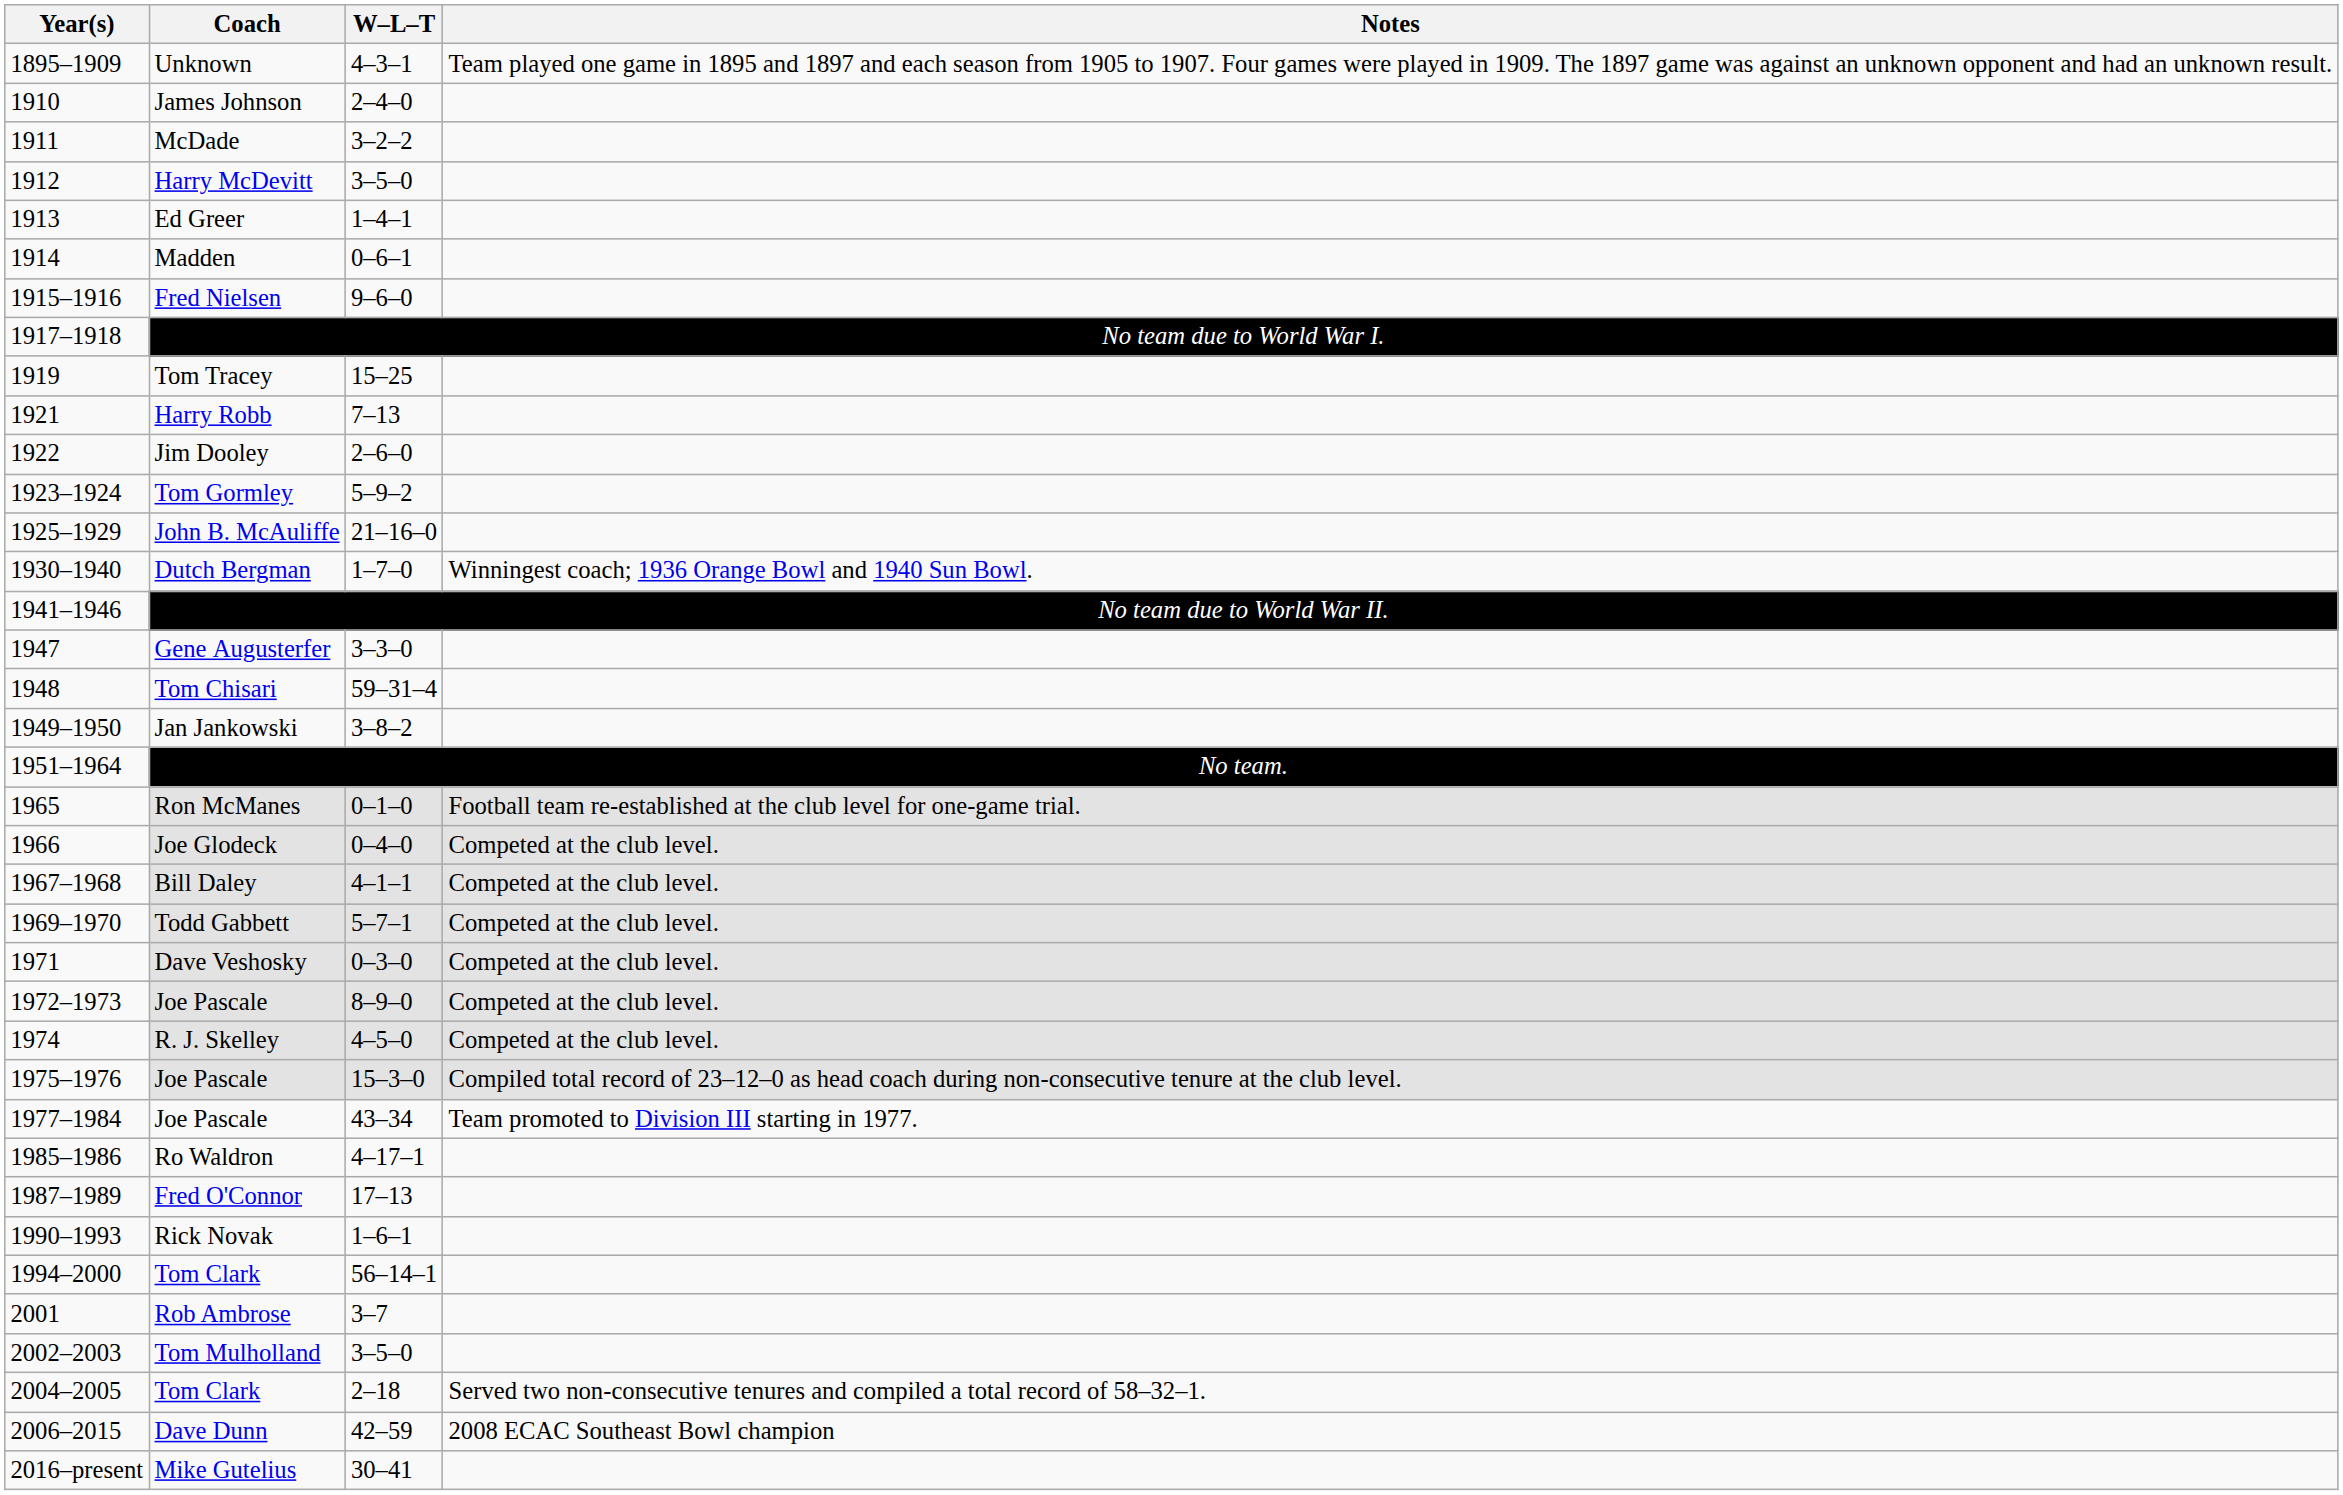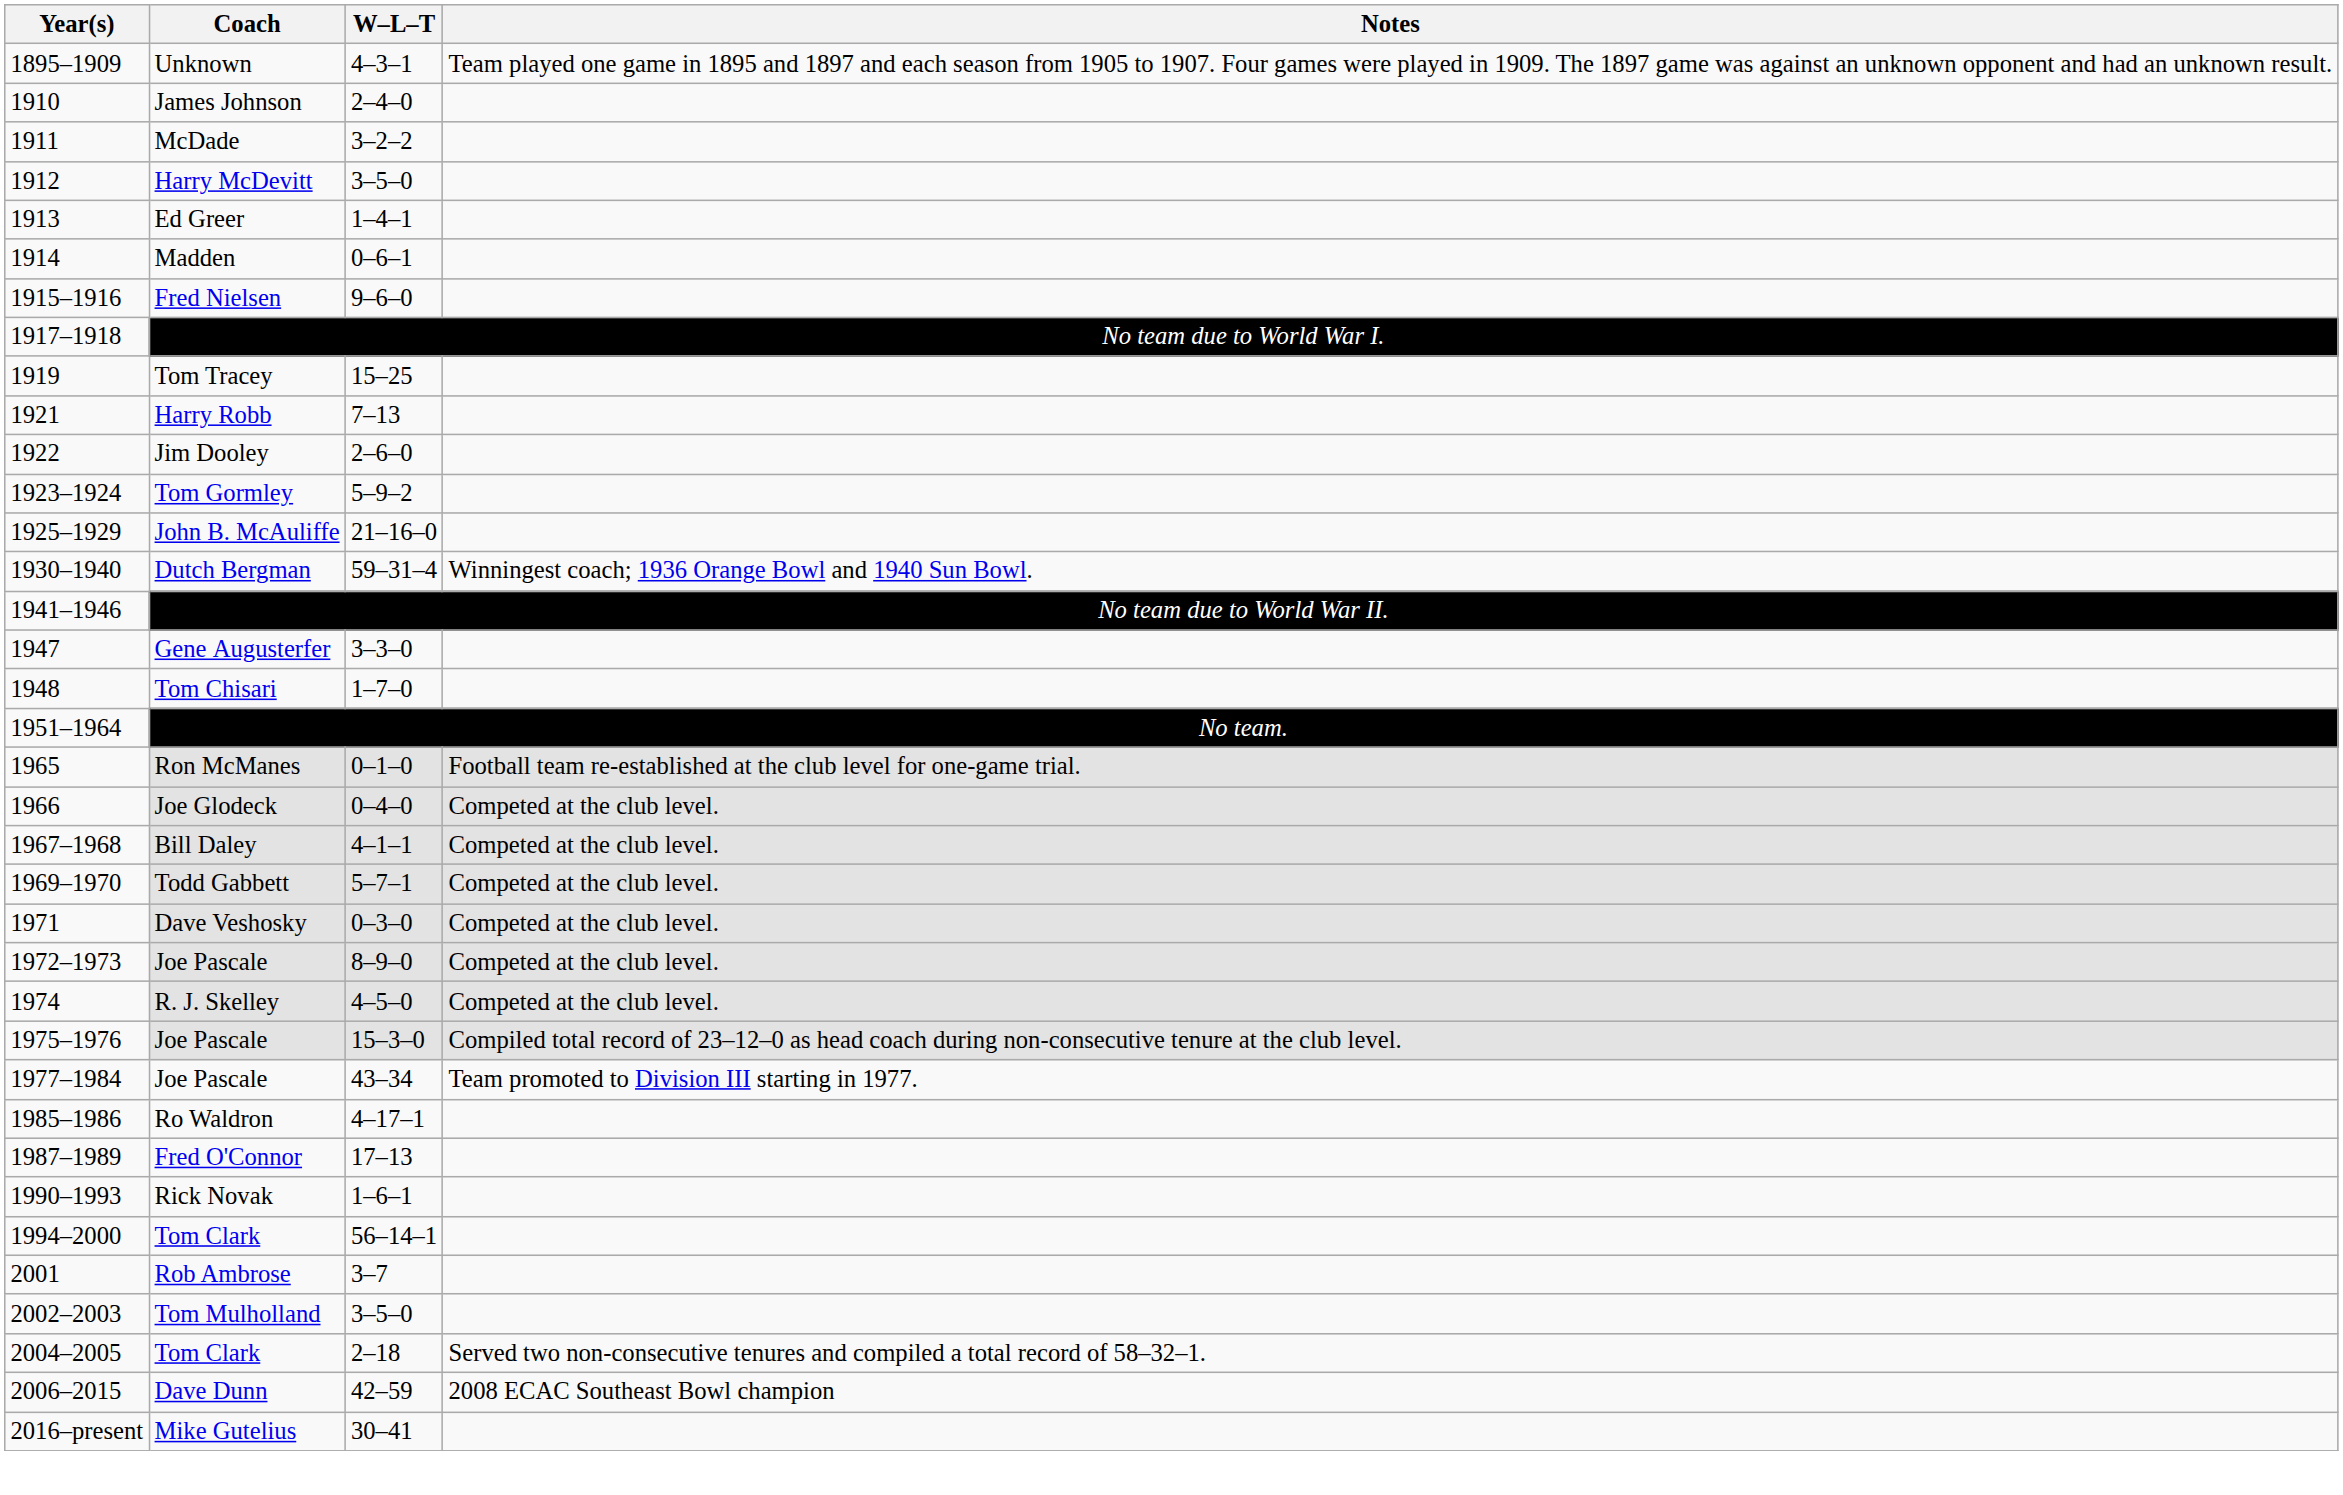(382, 571) 1–7–0 -> (394, 571) 59–31–4
(394, 688) 59–31–4 -> (382, 688) 1–7–0
- row: (66, 727)
